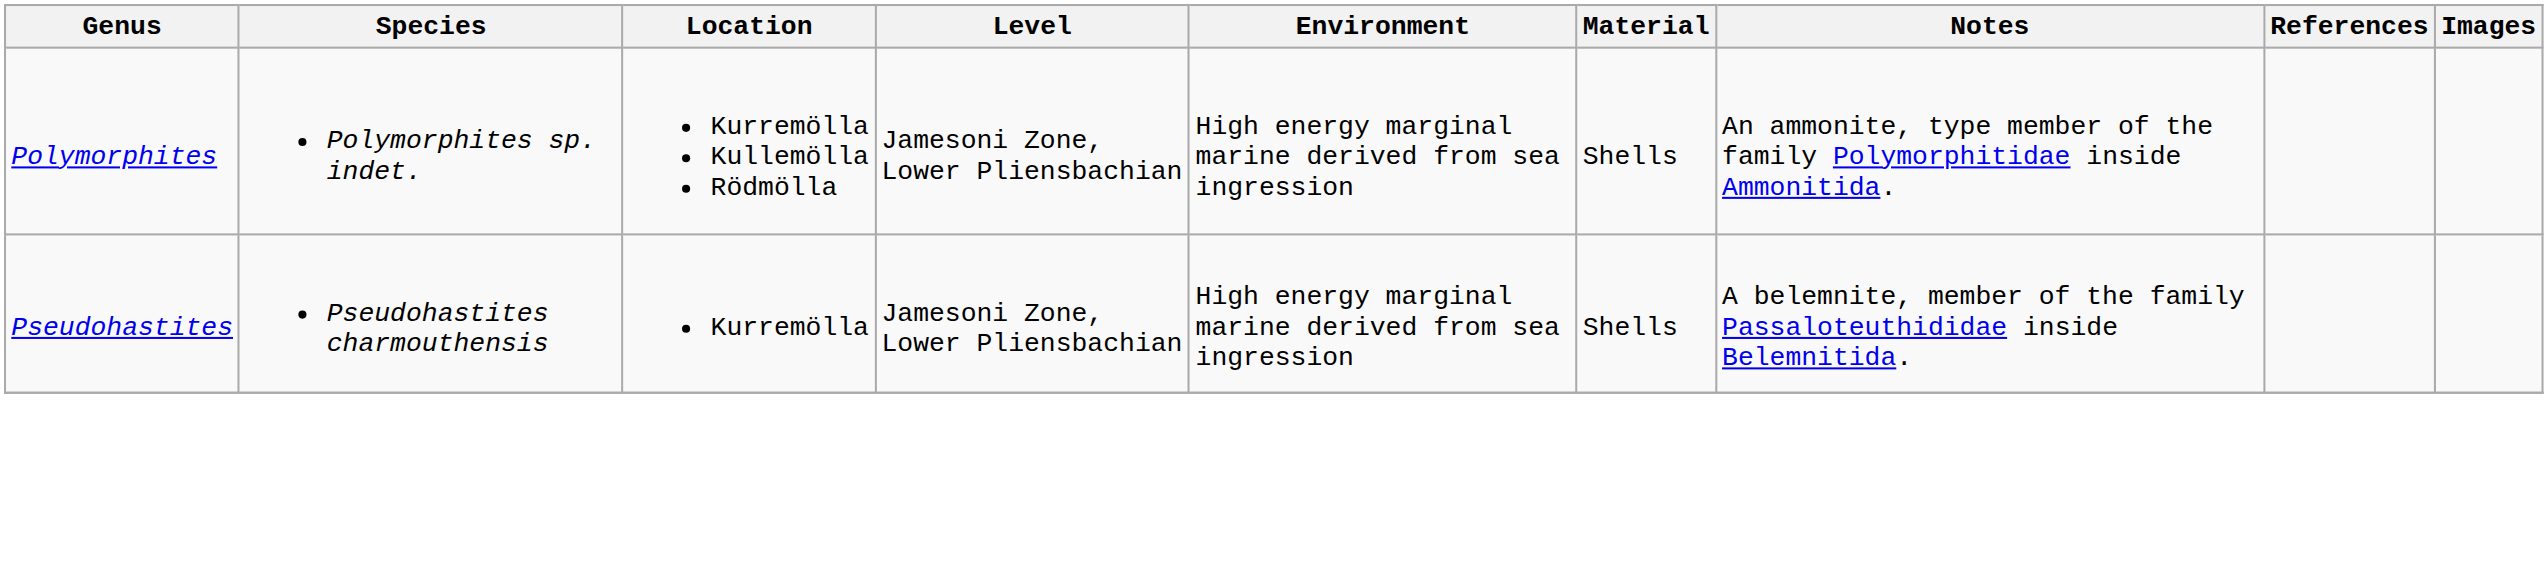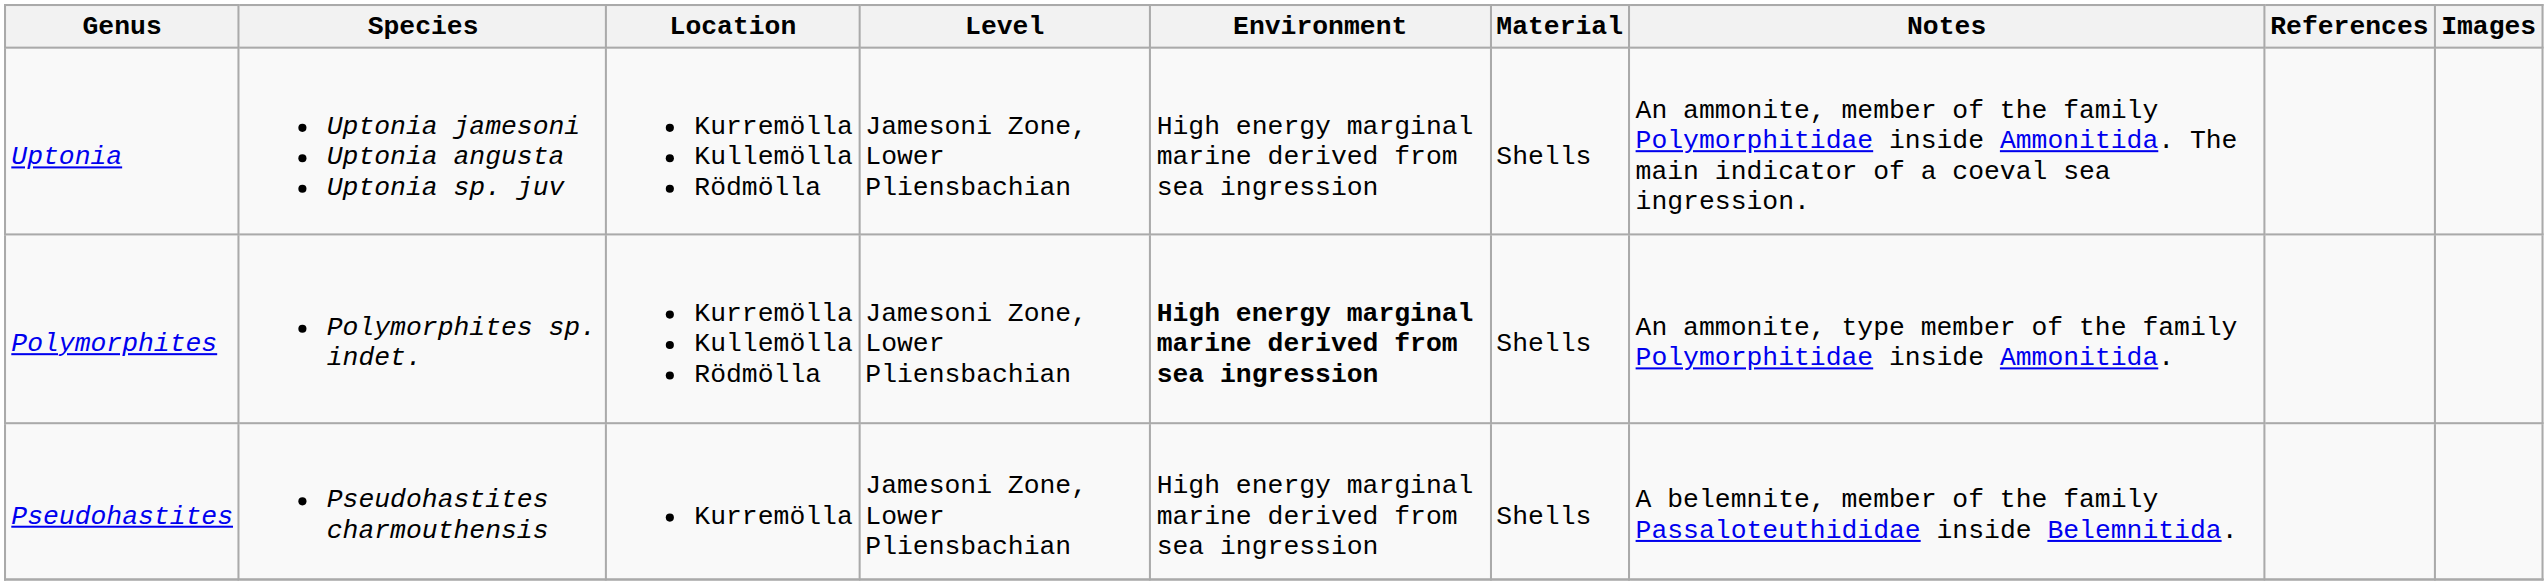+ row: (67, 157)
(1378, 157) normal -> (1315, 344) bold
